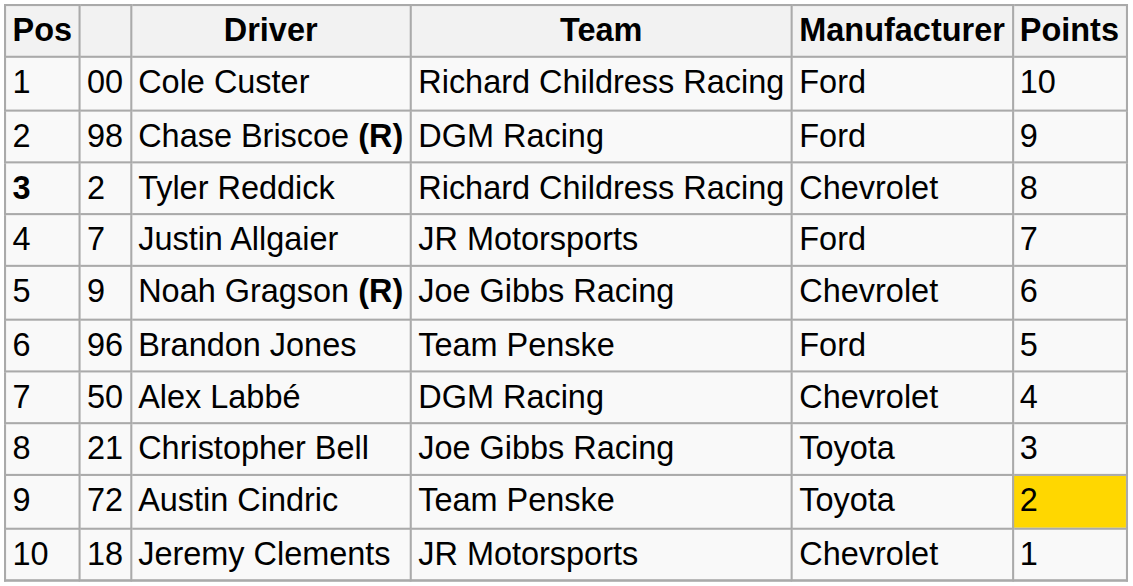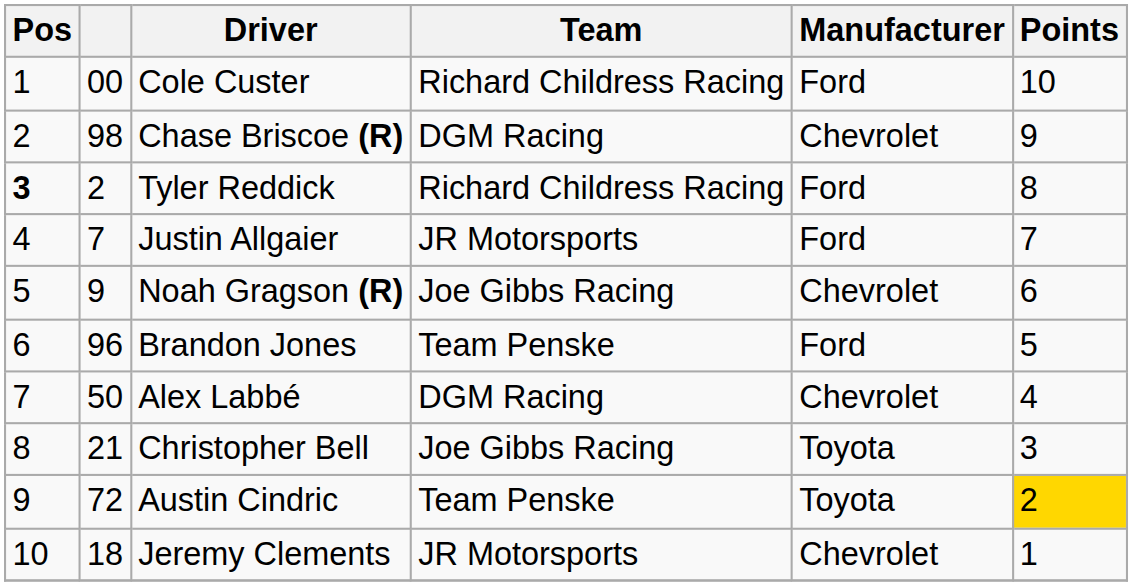(833, 134) Ford -> (869, 134) Chevrolet
(869, 187) Chevrolet -> (833, 187) Ford
